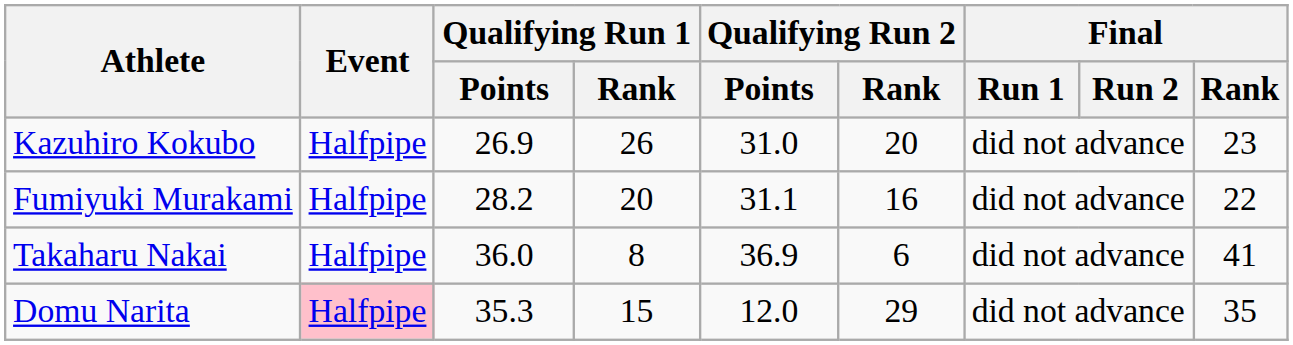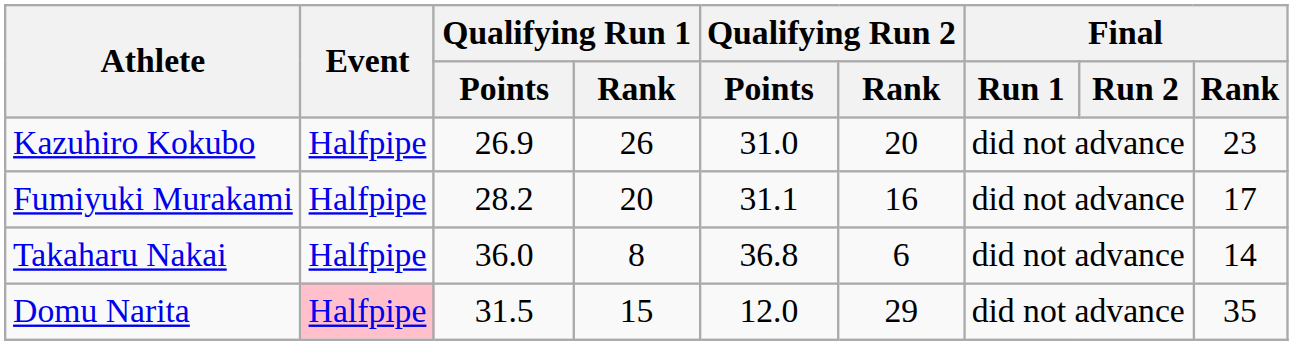(1240, 199) 22 -> (1240, 199) 17
(769, 254) 36.9 -> (769, 254) 36.8
(1240, 254) 41 -> (1240, 254) 14
(504, 310) 35.3 -> (504, 310) 31.5
